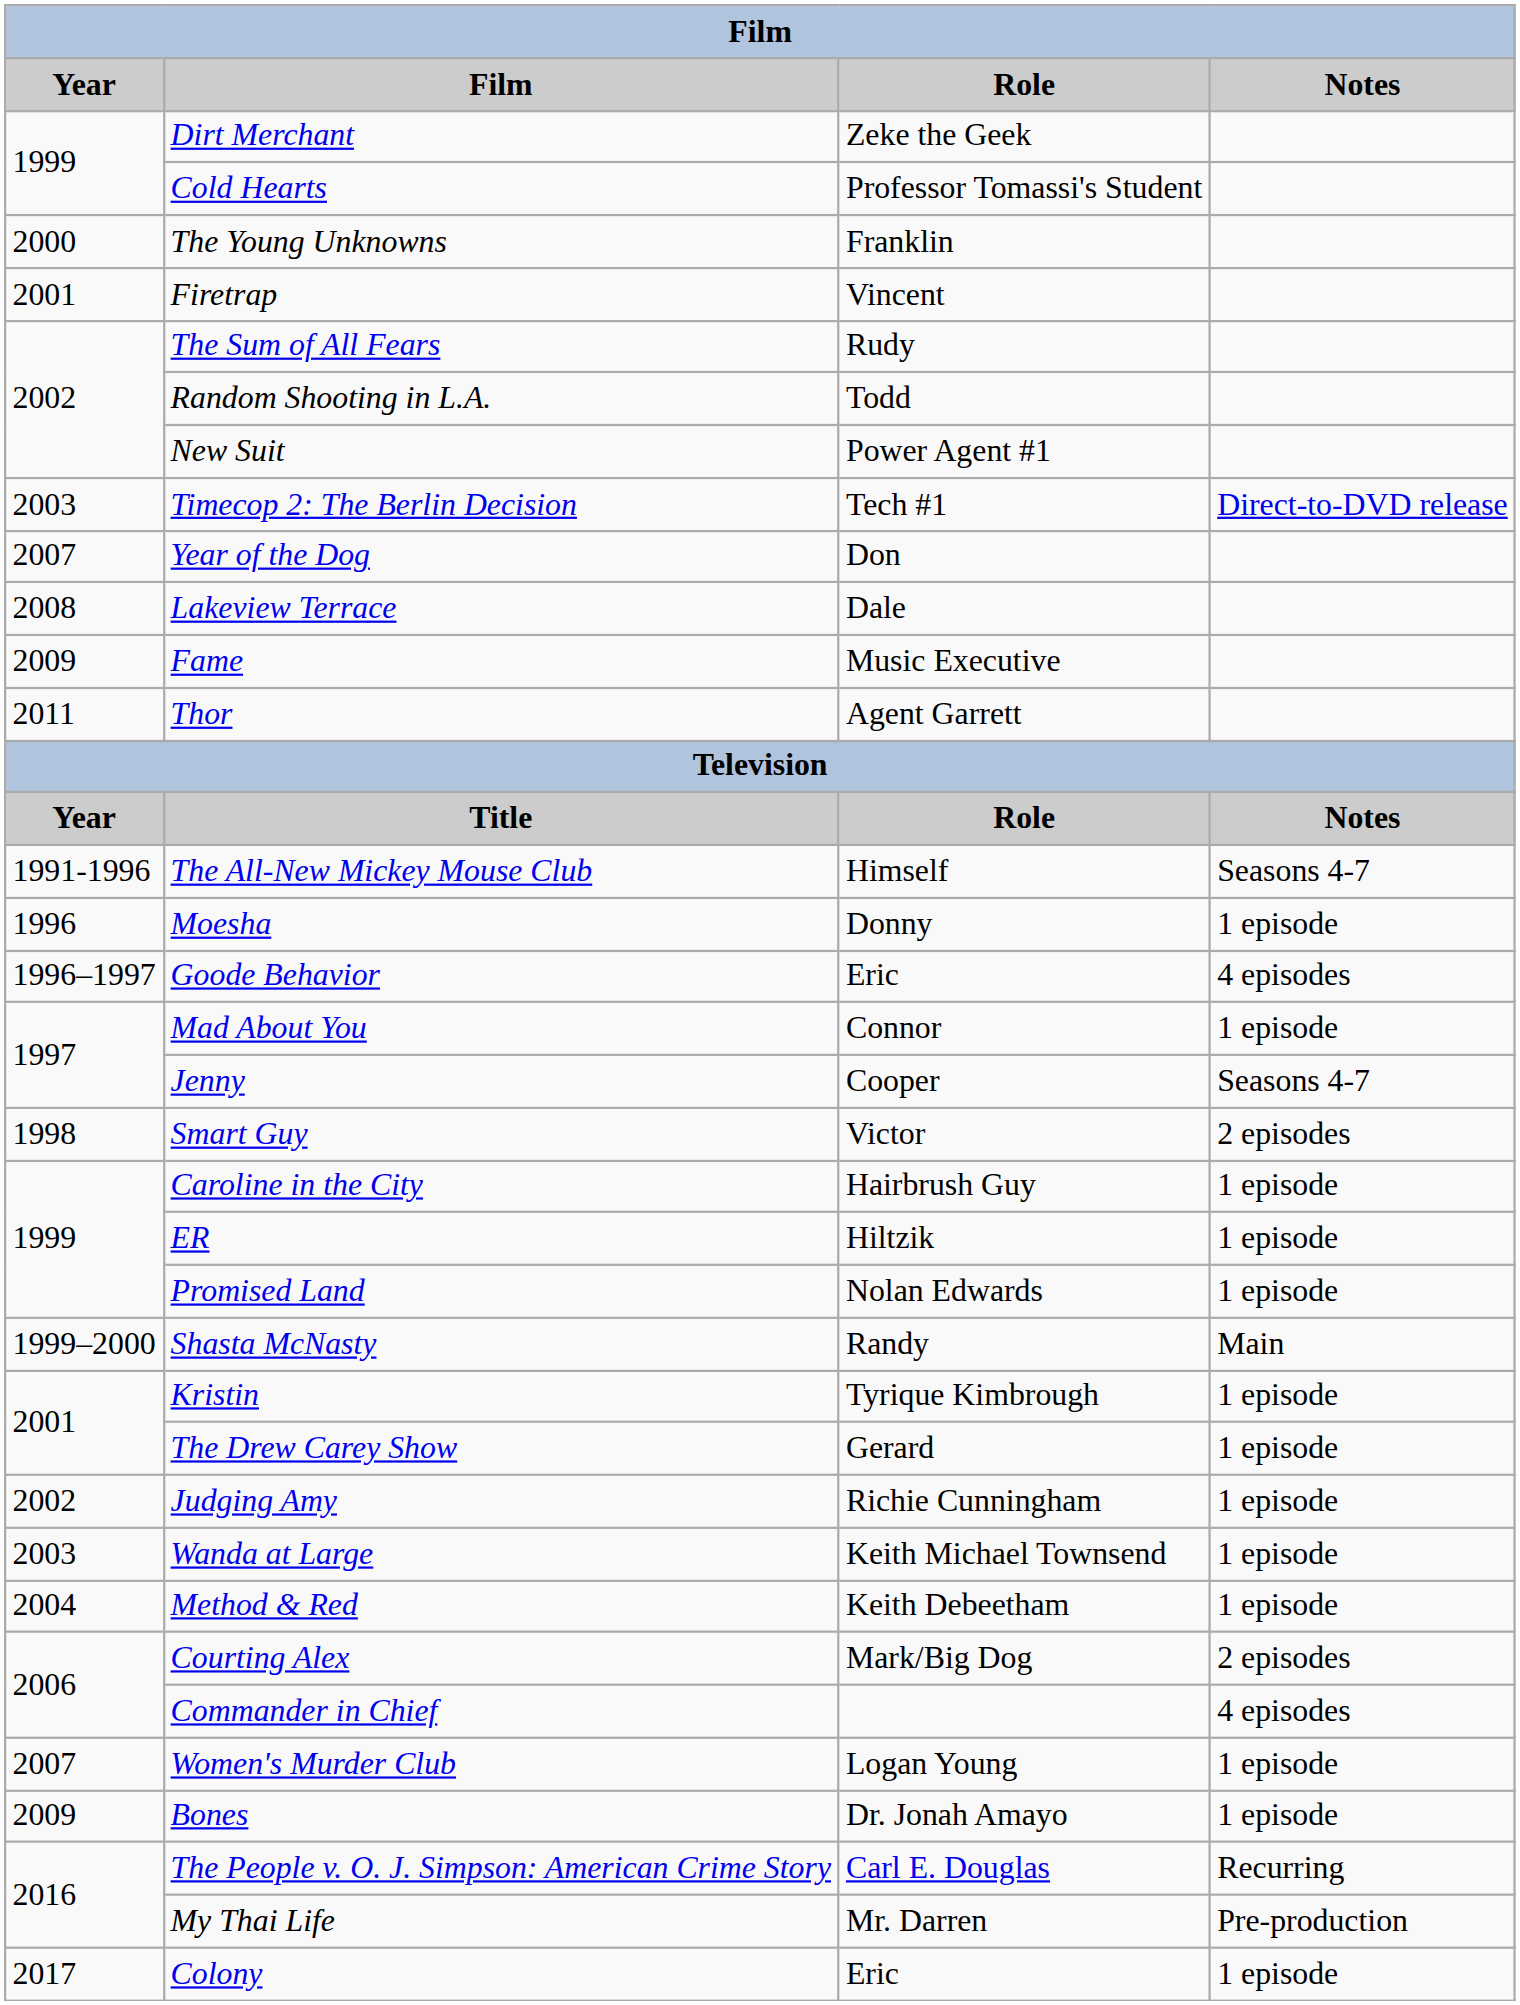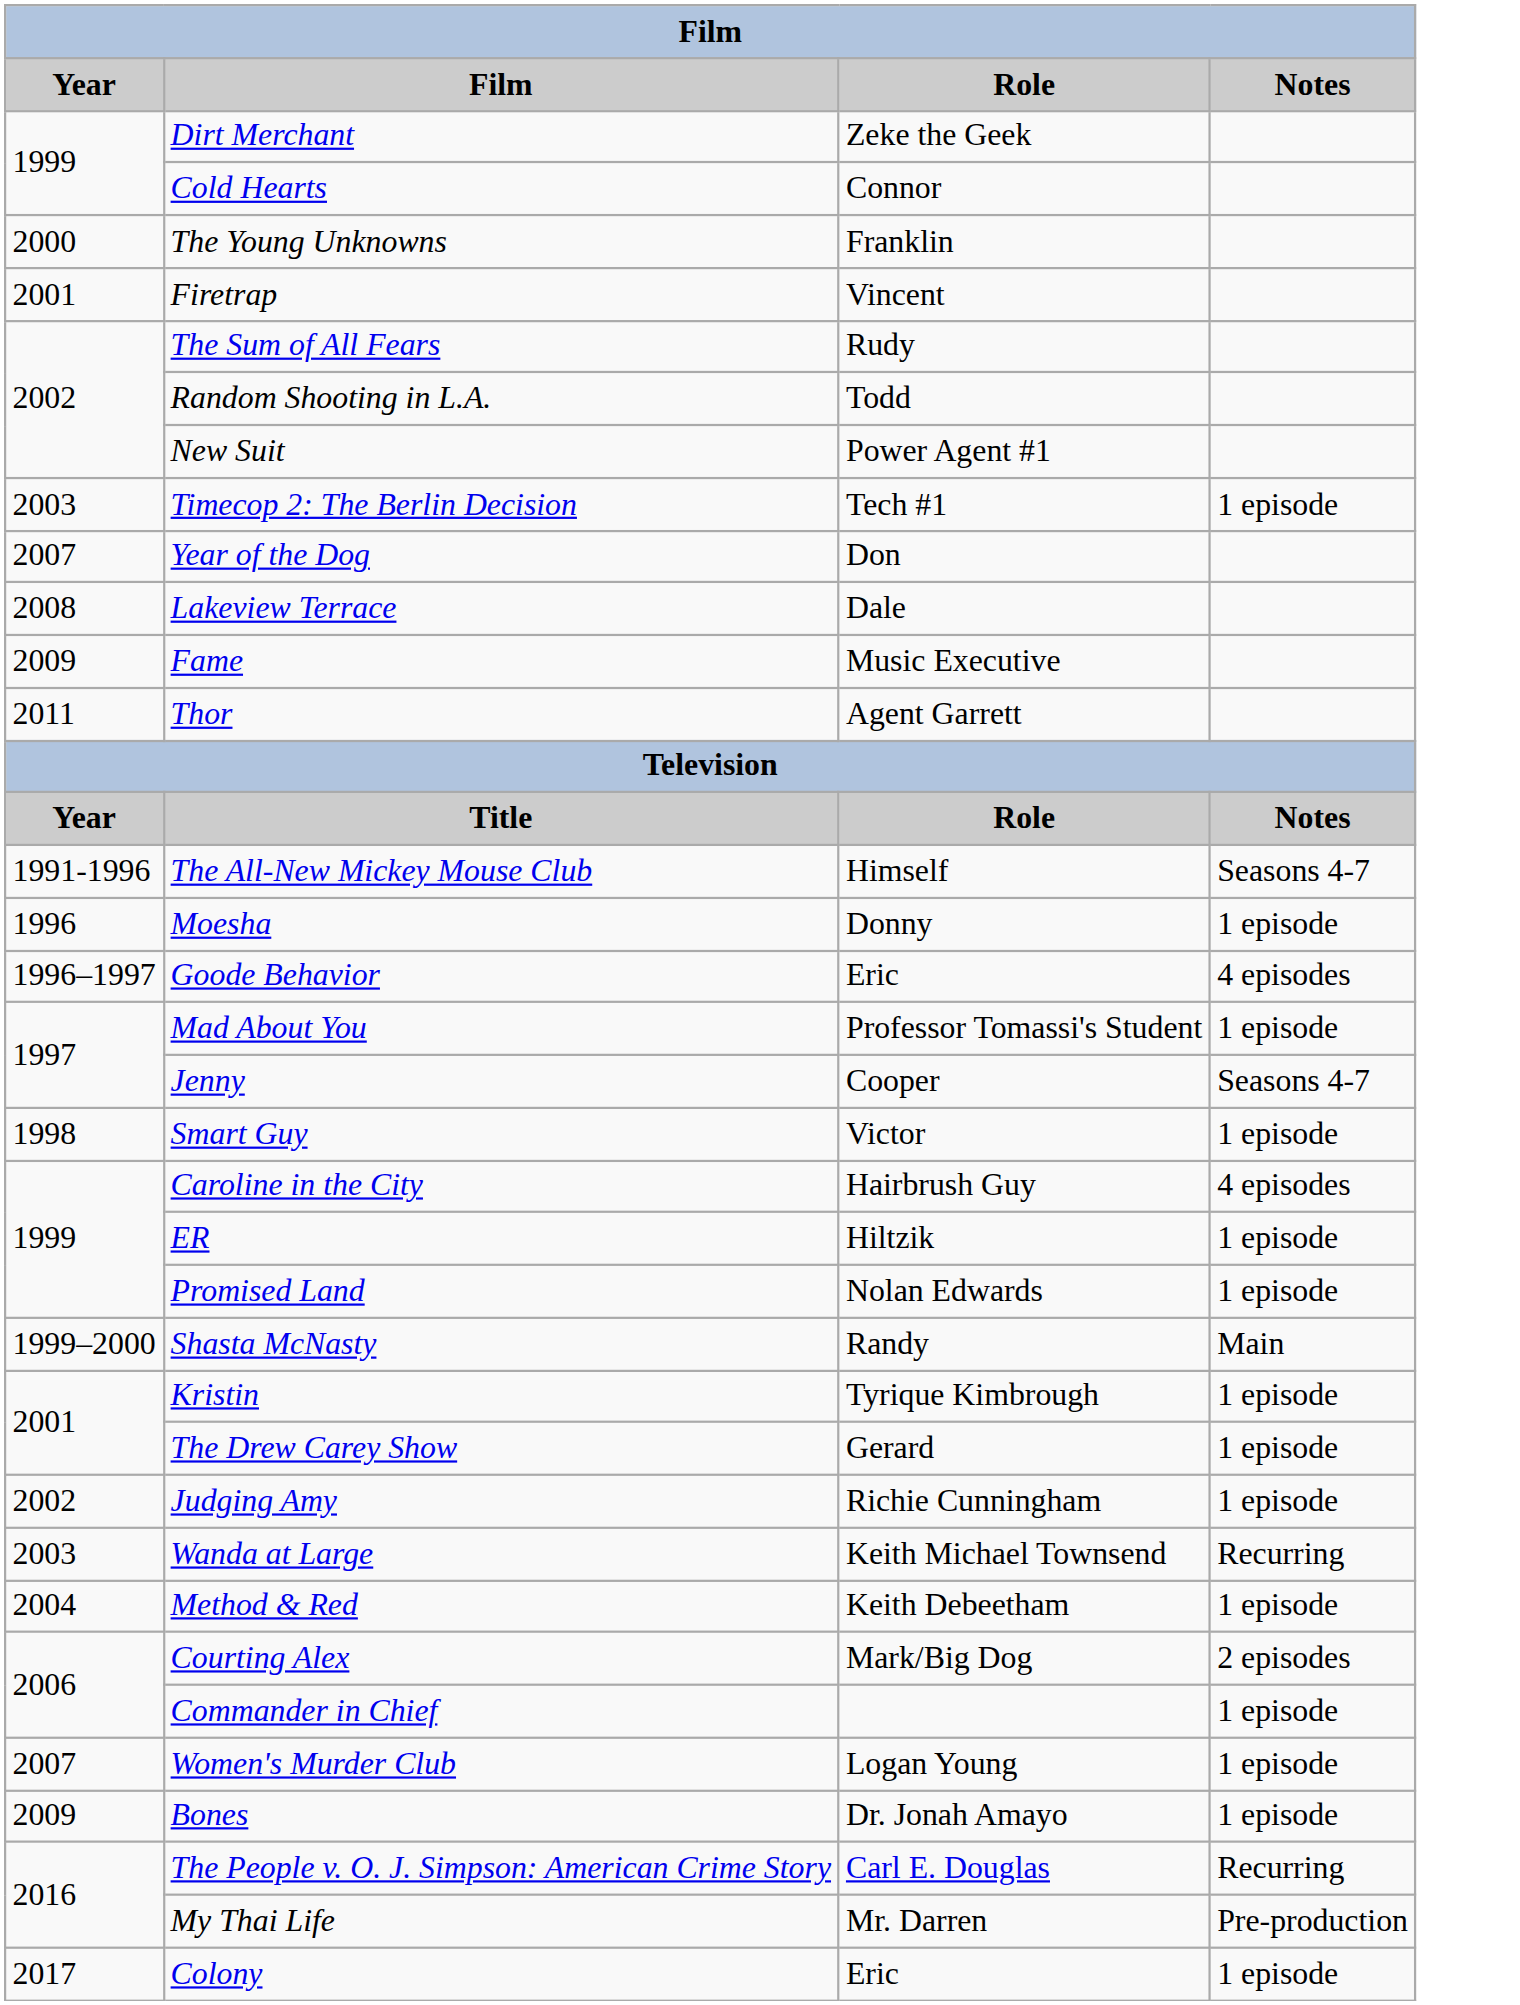(1024, 188) Professor Tomassi's Student -> (894, 188) Connor
(1362, 503) Direct-to-DVD release -> (1278, 503) 1 episode
(894, 1028) Connor -> (1024, 1028) Professor Tomassi's Student
(1284, 1133) 2 episodes -> (1278, 1133) 1 episode
(1278, 1185) 1 episode -> (1284, 1185) 4 episodes
(1278, 1553) 1 episode -> (1281, 1553) Recurring
(1284, 1710) 4 episodes -> (1278, 1710) 1 episode
